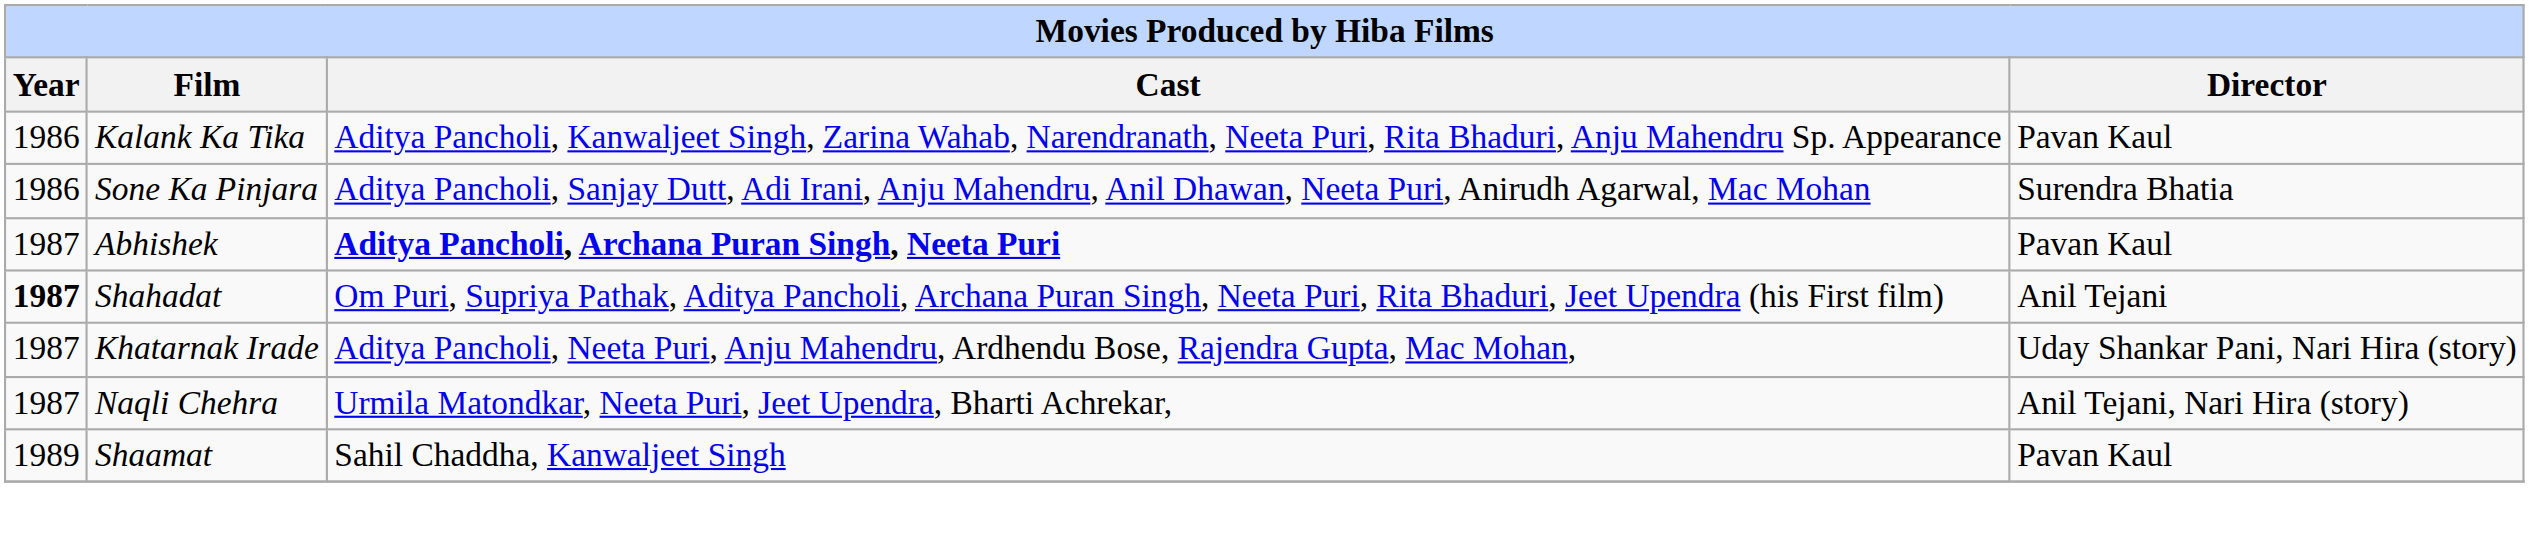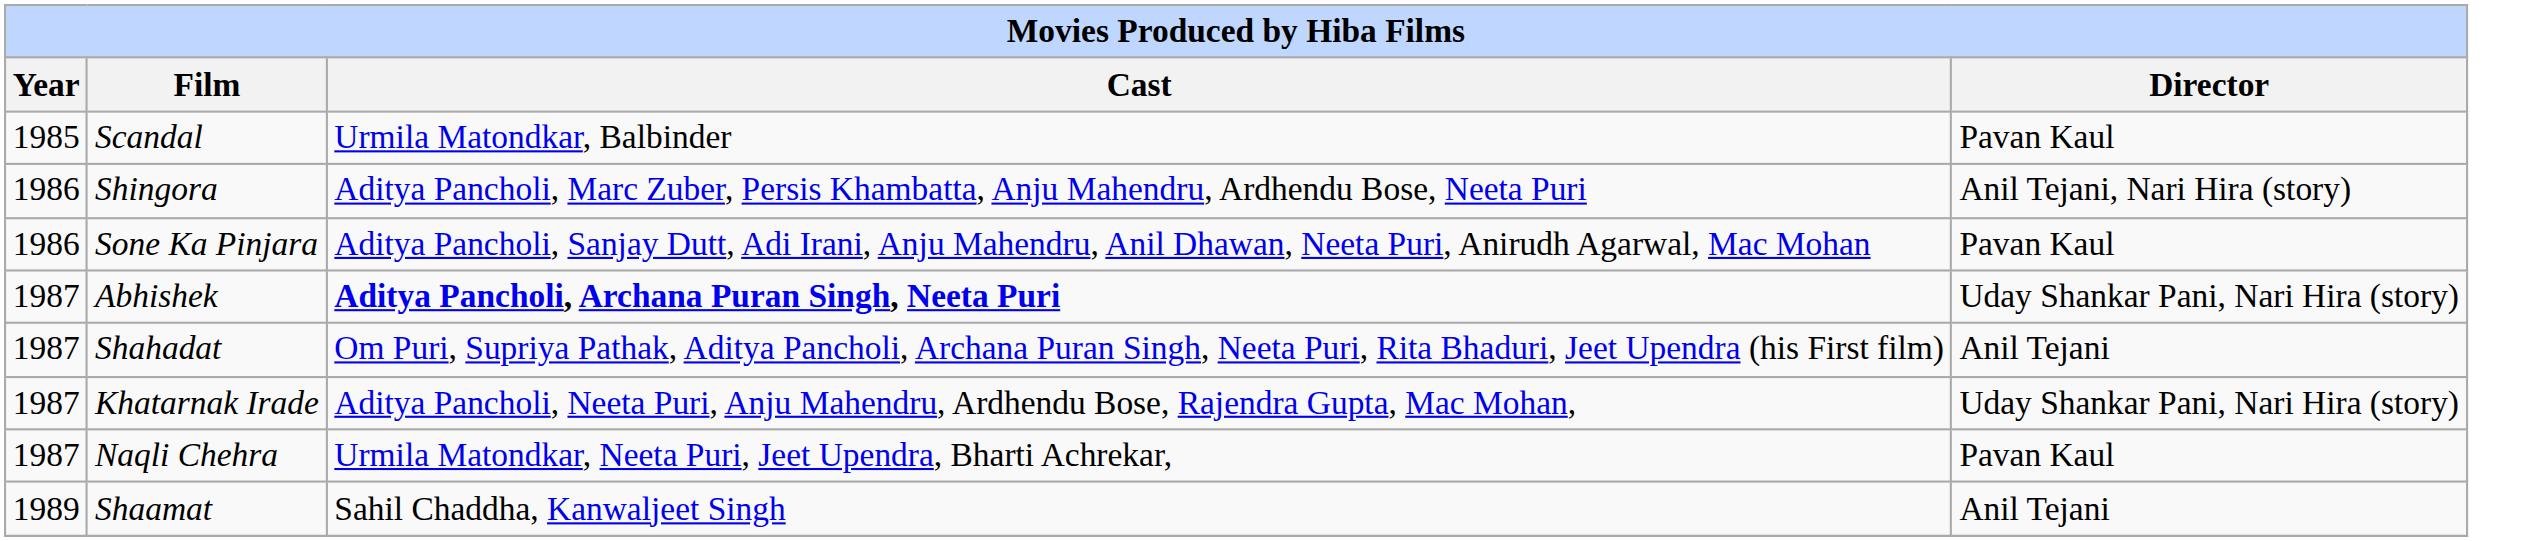+ row: (149, 137)
+ row: (156, 190)
- row: (200, 137)
(2125, 190) Surendra Bhatia -> (2037, 243) Pavan Kaul
(2095, 243) Pavan Kaul -> (2209, 296) Uday Shankar Pani, Nari Hira (story)
(46, 296) bold -> (46, 349) normal
(2213, 402) Anil Tejani, Nari Hira (story) -> (2037, 455) Pavan Kaul
(2095, 455) Pavan Kaul -> (2035, 508) Anil Tejani
